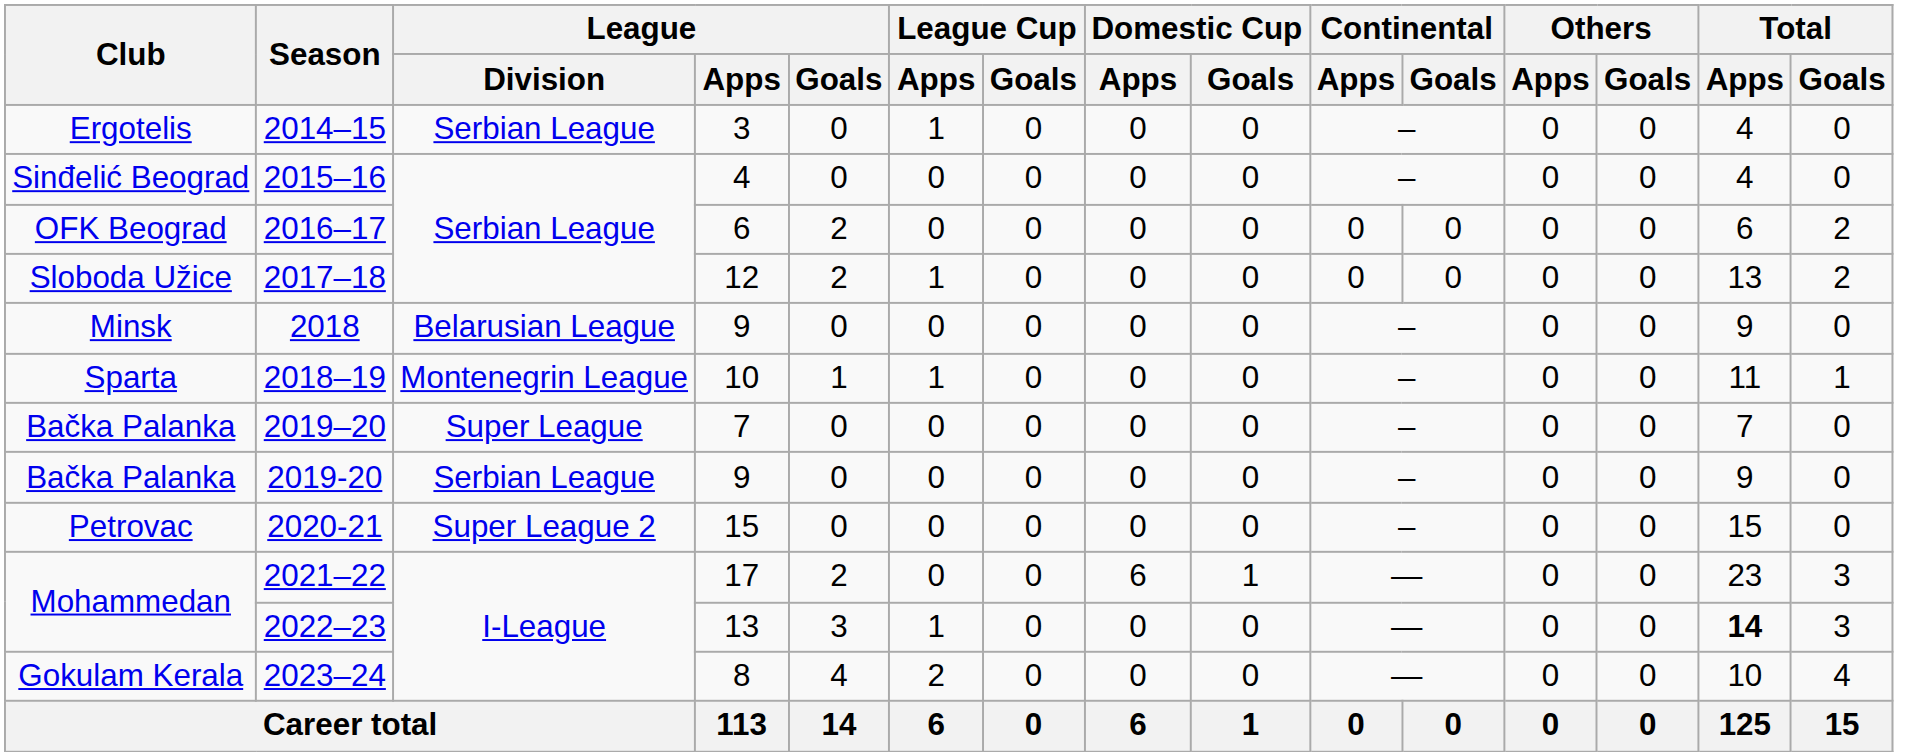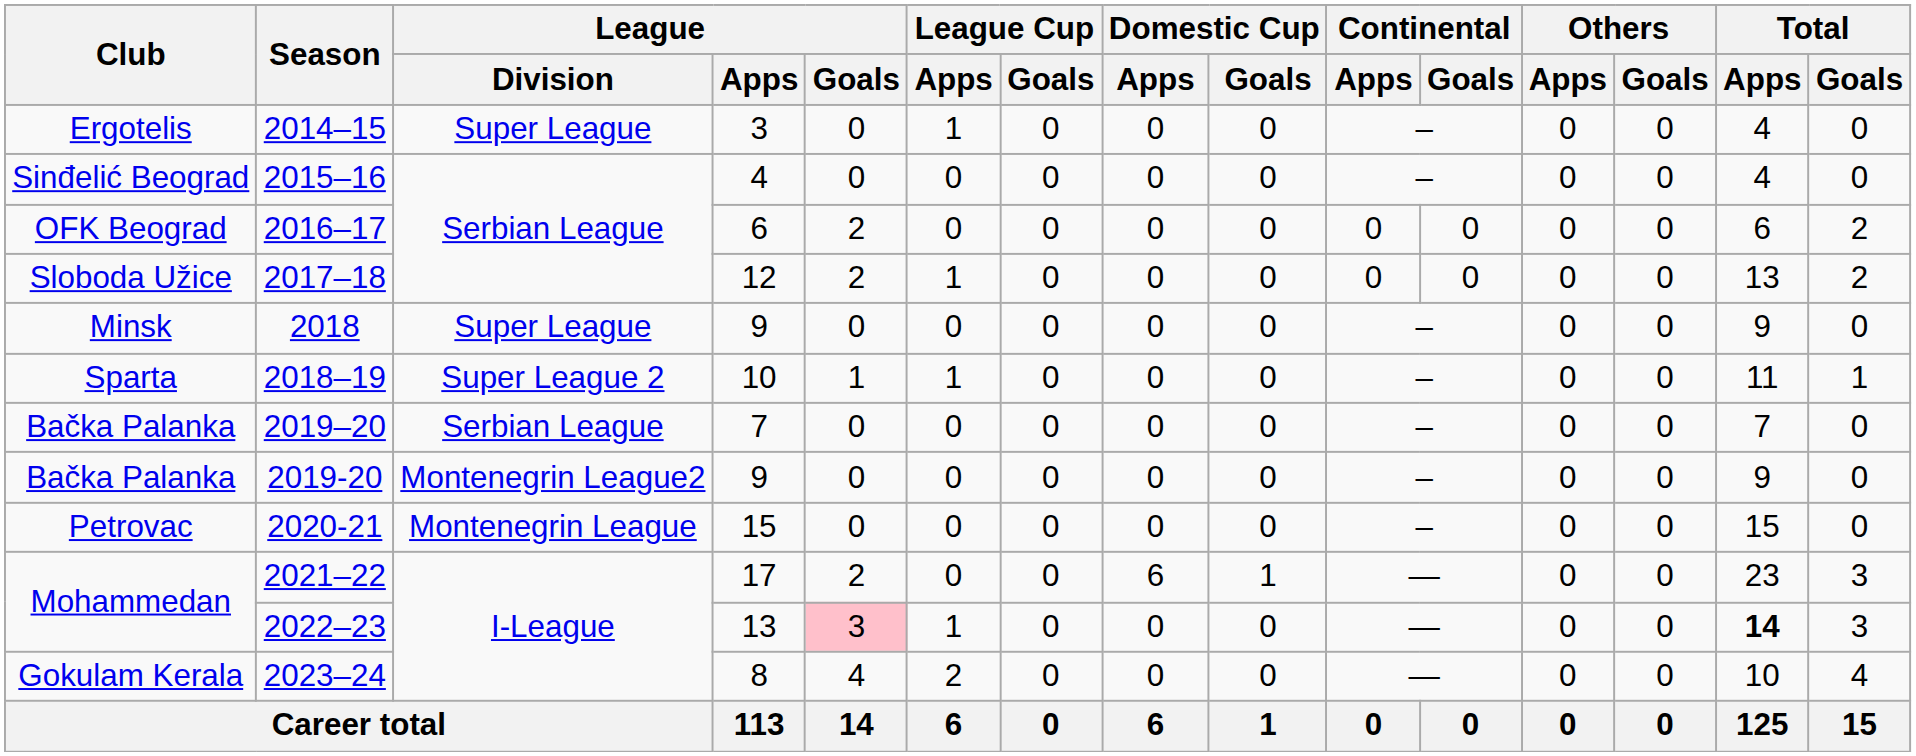(544, 128) Serbian League -> (553, 128) Super League
(544, 327) Belarusian League -> (553, 327) Super League
(544, 377) Montenegrin League -> (553, 377) Super League 2
(544, 427) Super League -> (553, 427) Serbian League
(544, 476) Serbian League -> (553, 476) Montenegrin League2
(544, 526) Super League 2 -> (553, 526) Montenegrin League
(839, 626) no background -> (856, 626) pink background
